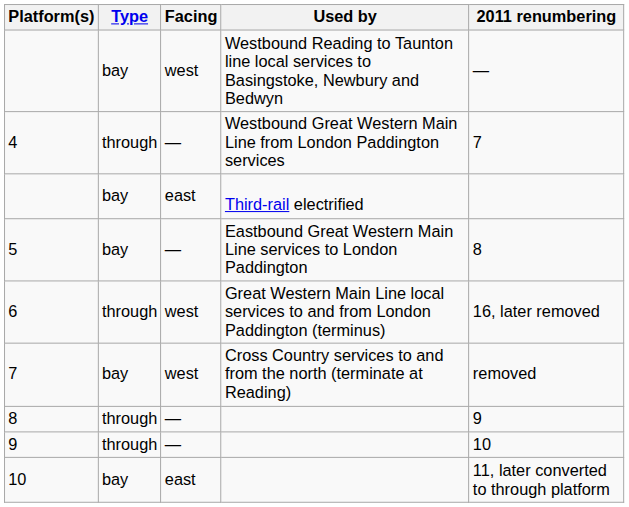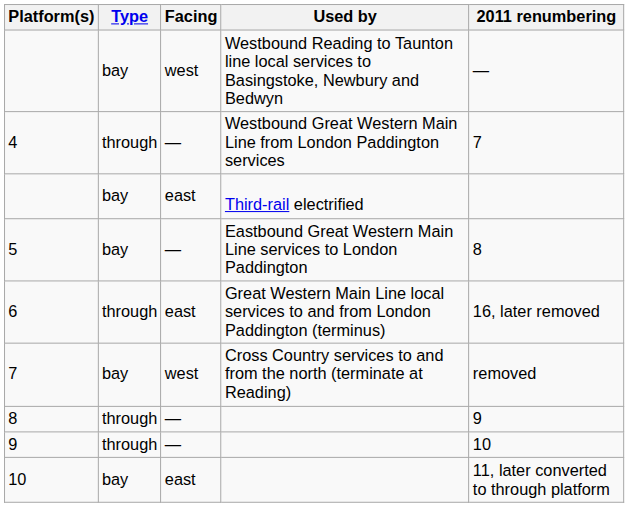(182, 312) west -> (180, 312) east
